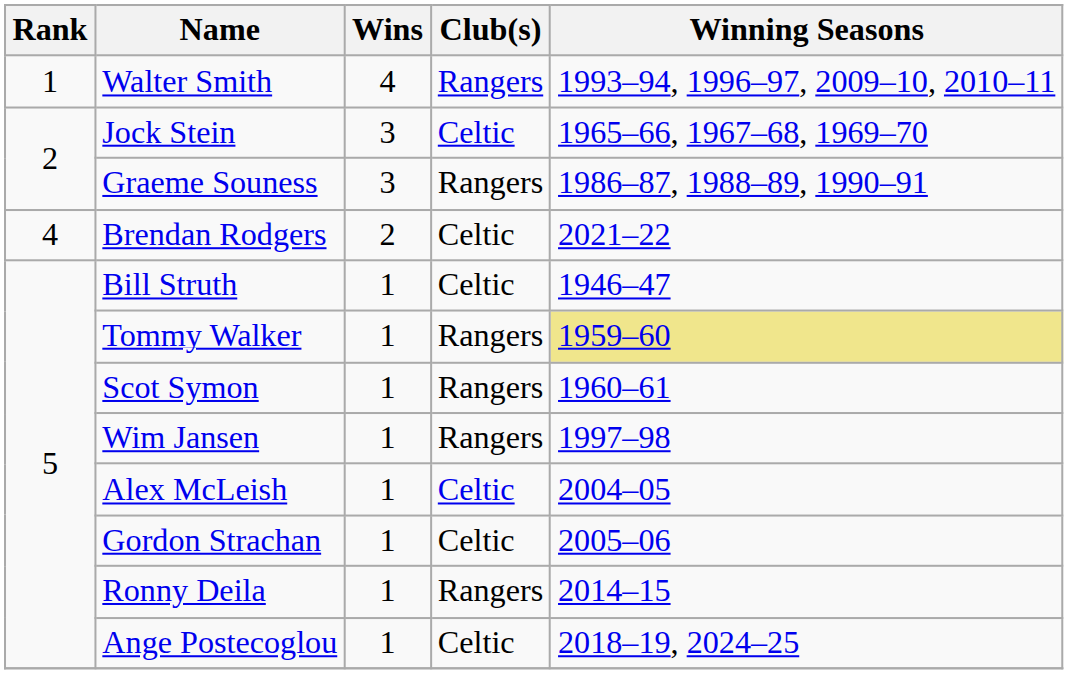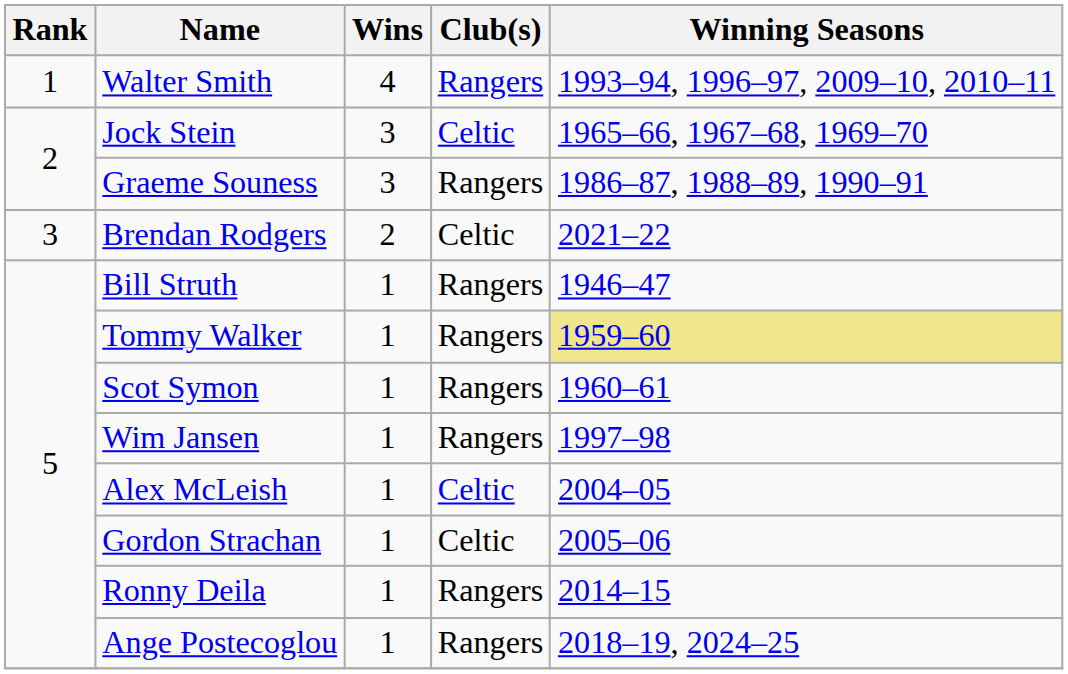(50, 234) 4 -> (50, 234) 3
(476, 285) Celtic -> (491, 285) Rangers
(476, 642) Celtic -> (491, 642) Rangers
